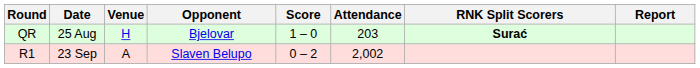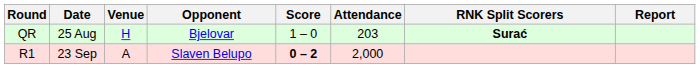(303, 54) normal -> (303, 54) bold
(368, 54) 2,002 -> (368, 54) 2,000
